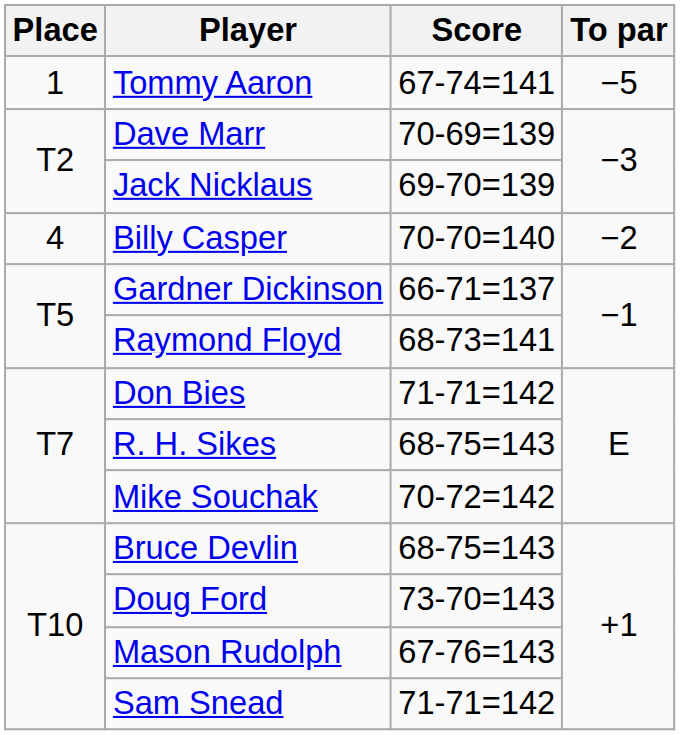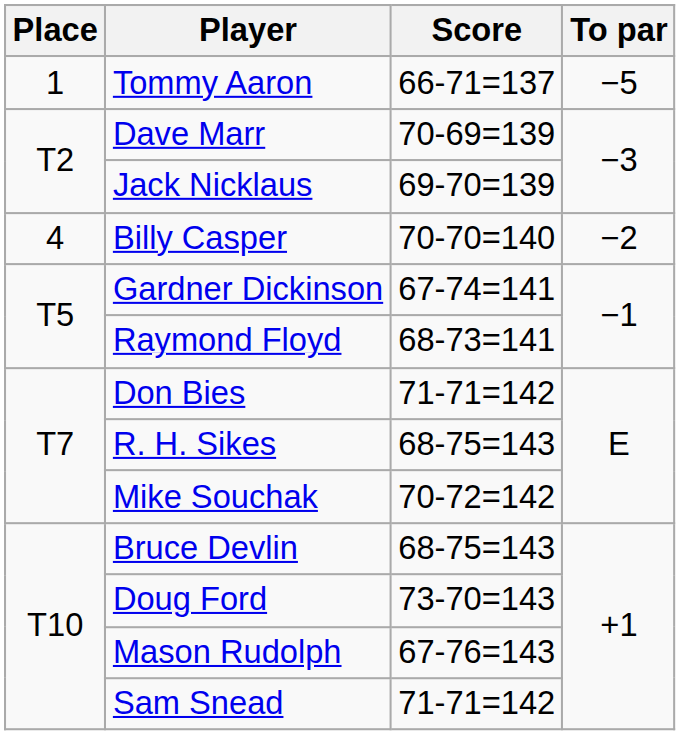(477, 82) 67-74=141 -> (477, 82) 66-71=137
(477, 289) 66-71=137 -> (477, 289) 67-74=141
